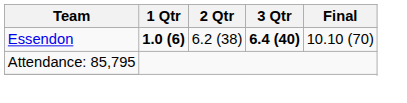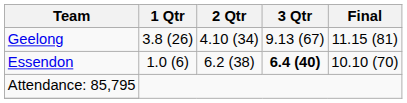+ row: (36, 39)
(164, 39) bold -> (168, 62) normal
